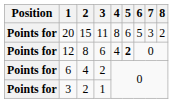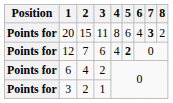(139, 32) 5 -> (139, 32) 4
(151, 32) normal -> (151, 32) bold
(85, 51) 8 -> (85, 51) 7
